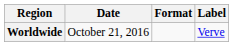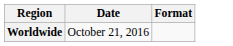- column: (212, 13)
